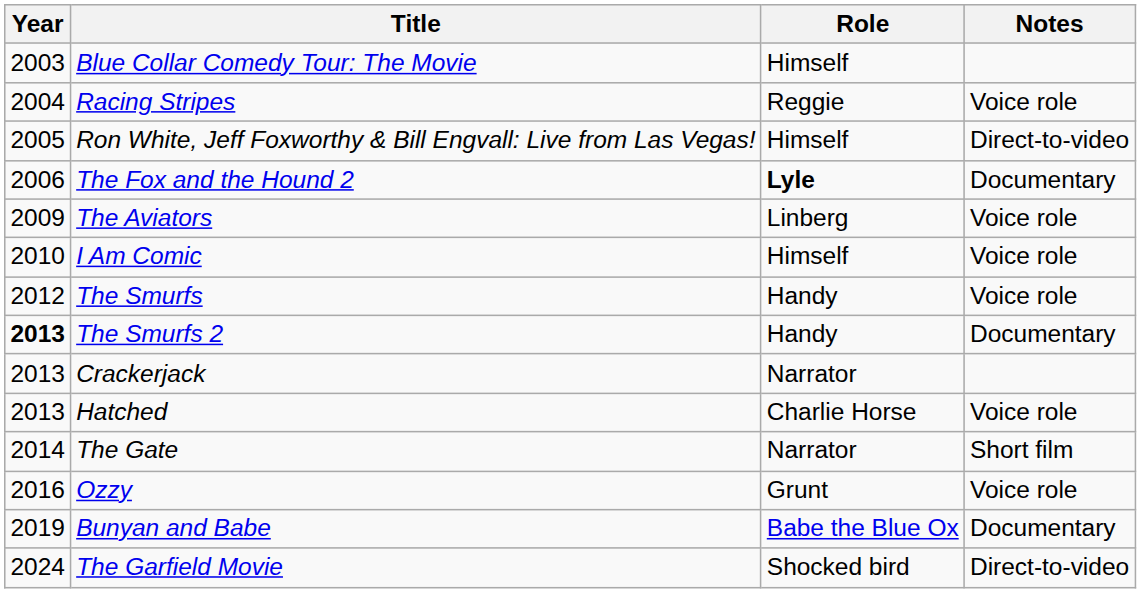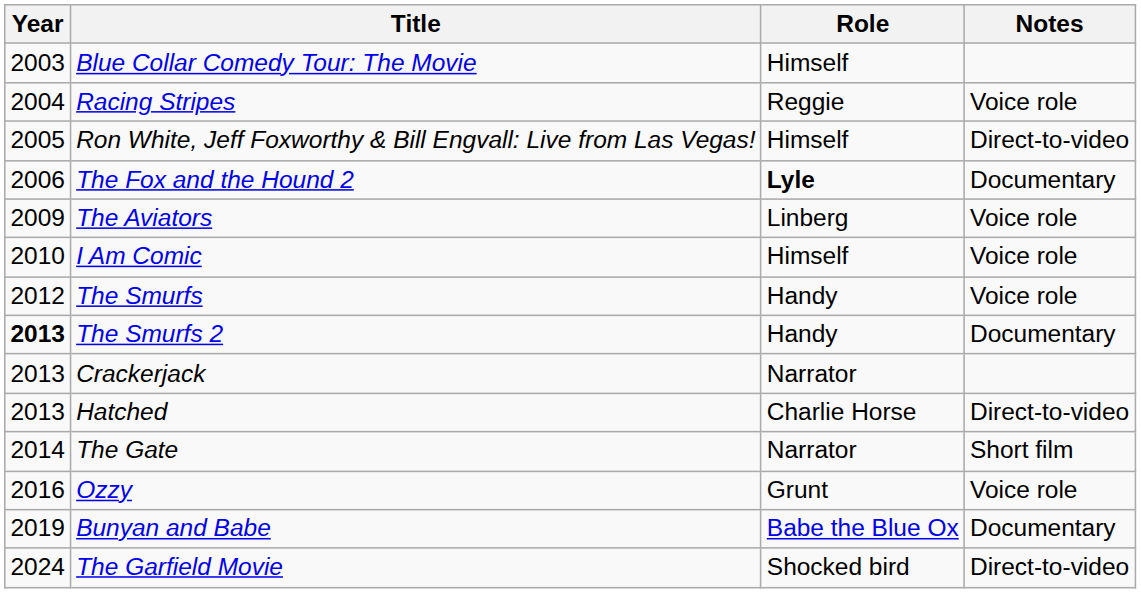(1024, 412) Voice role -> (1050, 412) Direct-to-video
